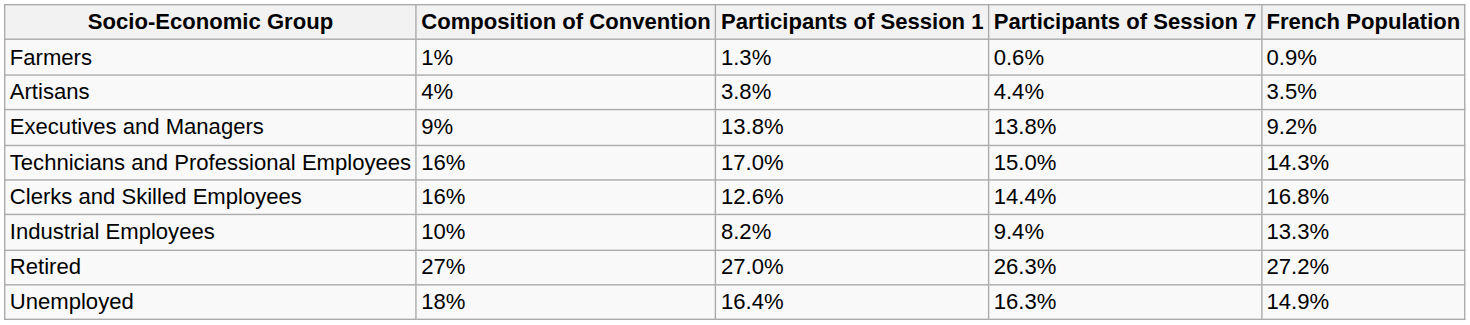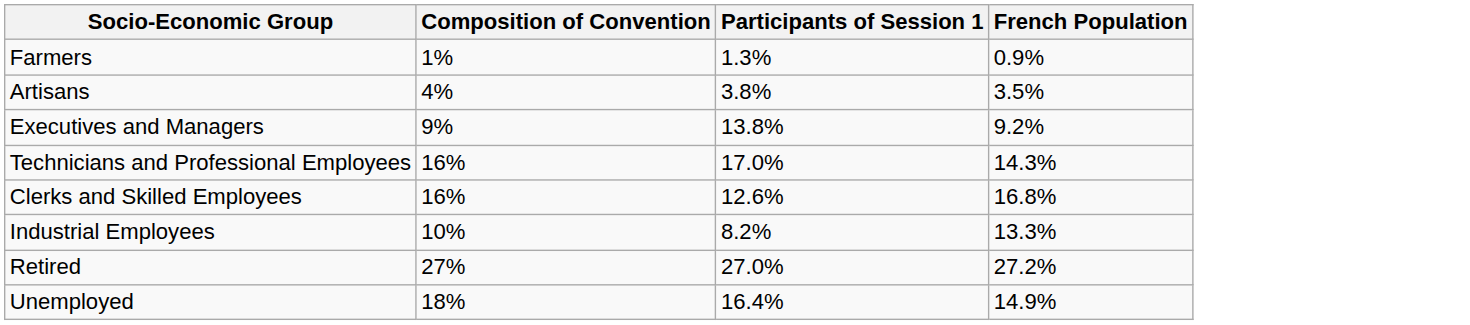- column: (1125, 22)
